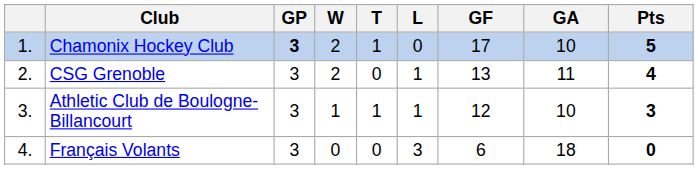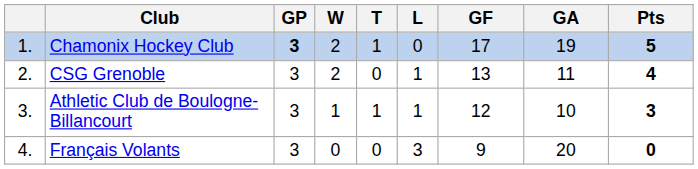(566, 46) 10 -> (566, 46) 19
(481, 149) 6 -> (481, 149) 9
(566, 149) 18 -> (566, 149) 20
